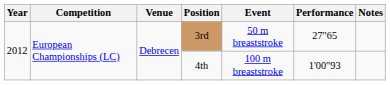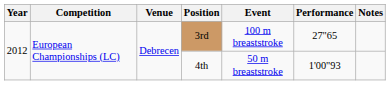(258, 36) 50 m breaststroke -> (258, 36) 100 m breaststroke
(258, 66) 100 m breaststroke -> (258, 66) 50 m breaststroke
